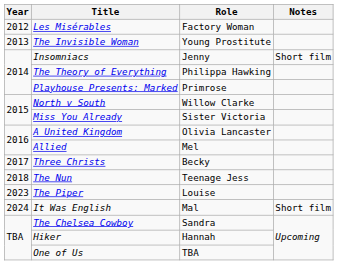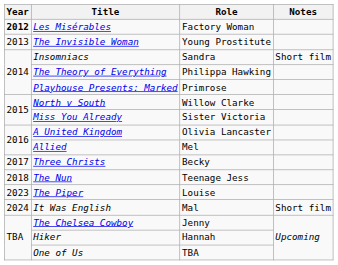(18, 27) normal -> (18, 27) bold
(196, 57) Jenny -> (199, 57) Sandra
(199, 222) Sandra -> (196, 222) Jenny
